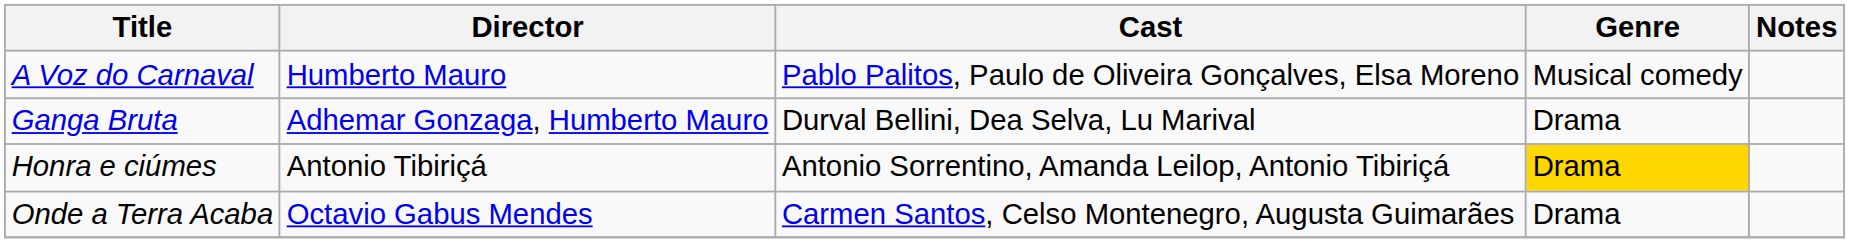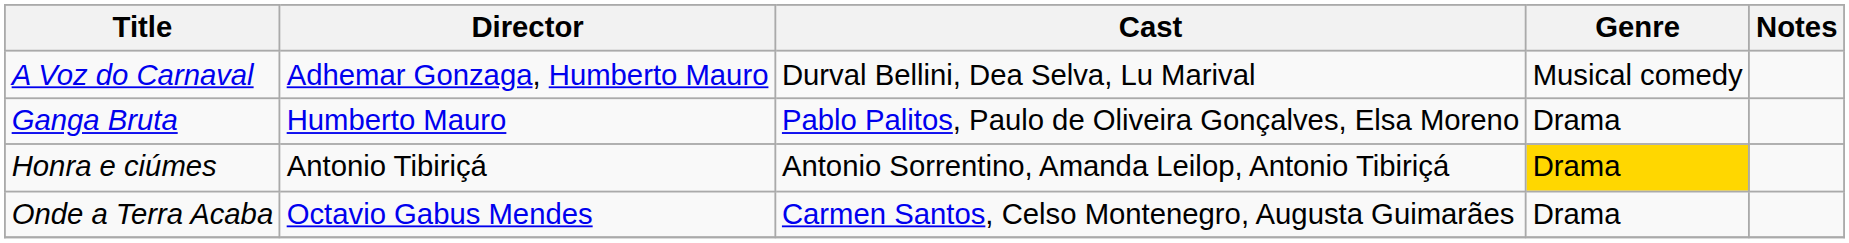(397, 74) Humberto Mauro -> (528, 74) Adhemar Gonzaga, Humberto Mauro
(1151, 74) Pablo Palitos, Paulo de Oliveira Gonçalves, Elsa Moreno -> (1019, 74) Durval Bellini, Dea Selva, Lu Marival
(528, 120) Adhemar Gonzaga, Humberto Mauro -> (397, 120) Humberto Mauro
(1019, 120) Durval Bellini, Dea Selva, Lu Marival -> (1151, 120) Pablo Palitos, Paulo de Oliveira Gonçalves, Elsa Moreno
